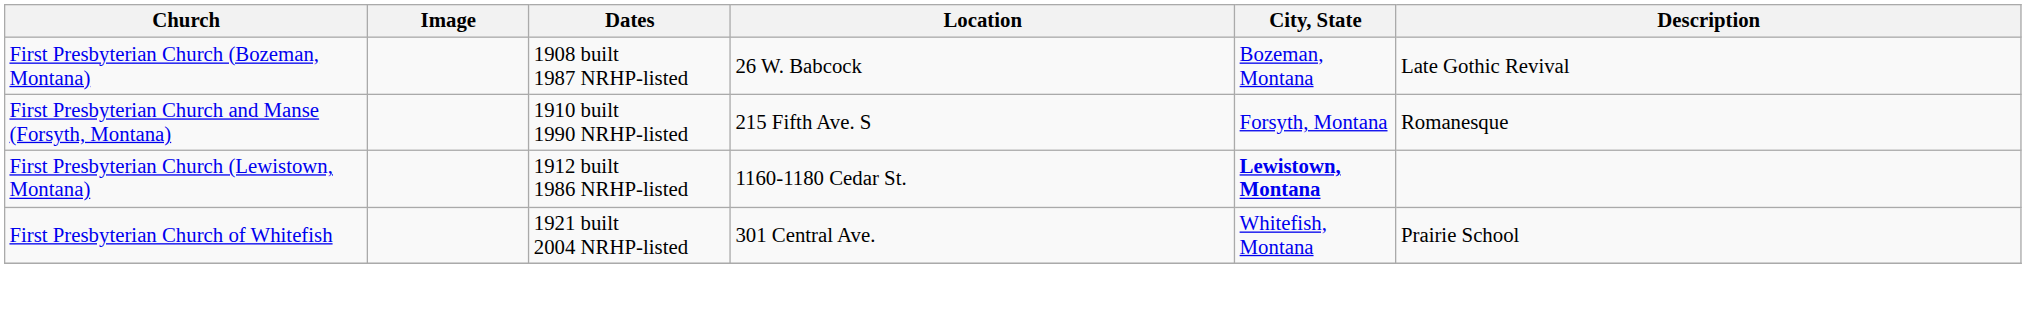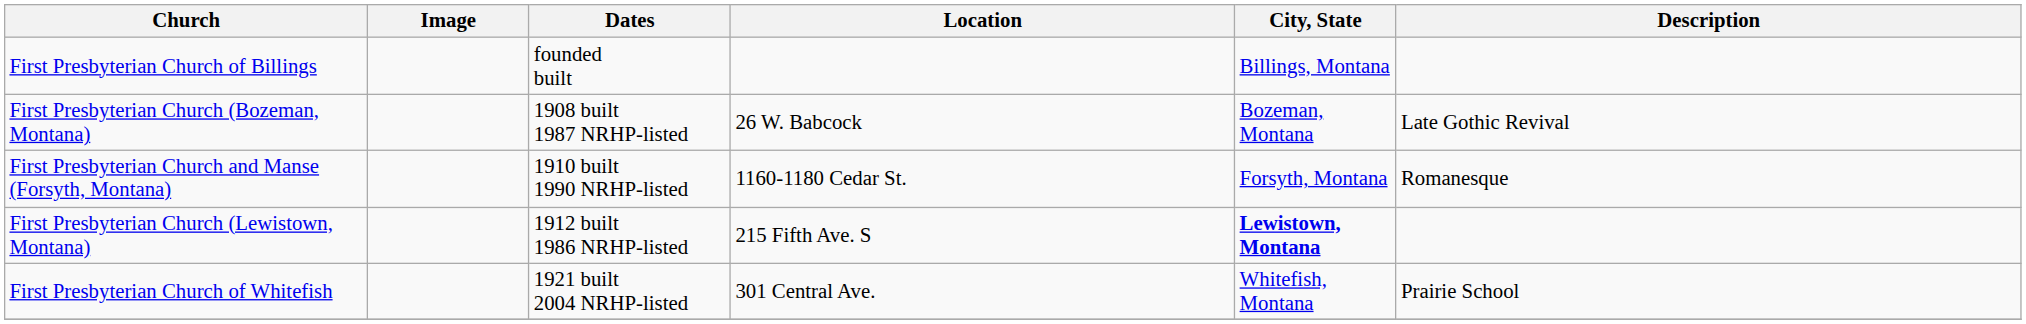+ row: (163, 65)
(803, 122) 215 Fifth Ave. S -> (821, 178) 1160-1180 Cedar St.
(821, 178) 1160-1180 Cedar St. -> (803, 234) 215 Fifth Ave. S
